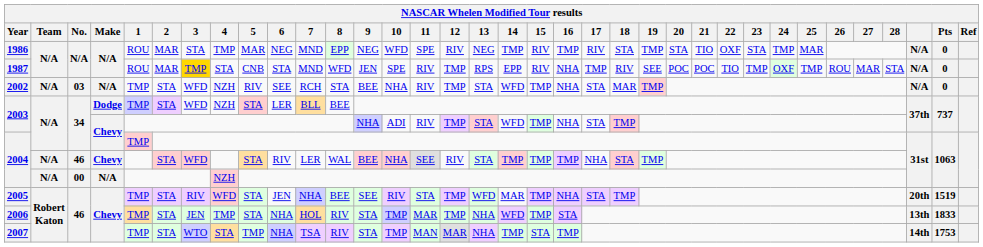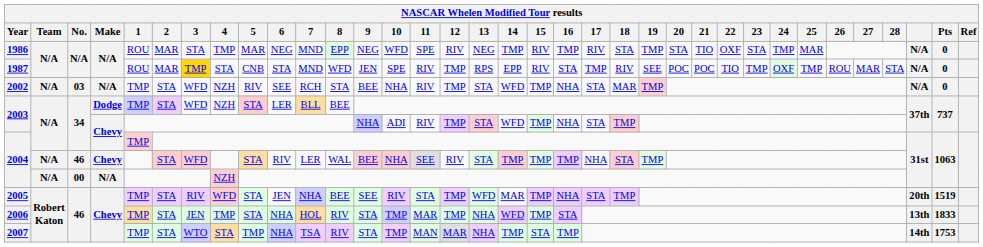(568, 68) NHA -> (568, 68) STA
